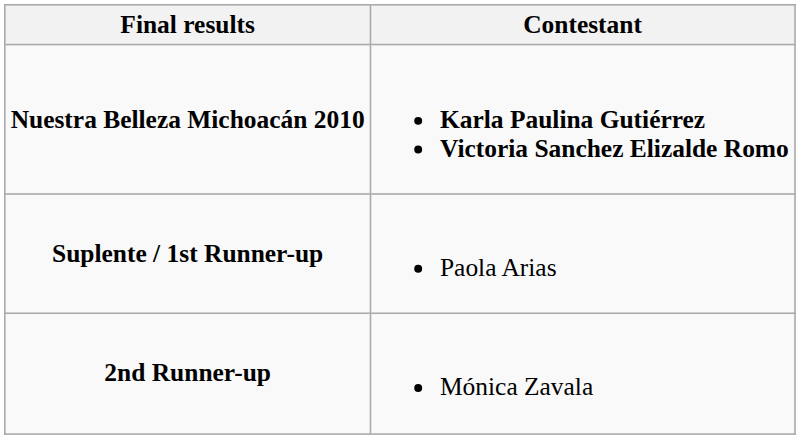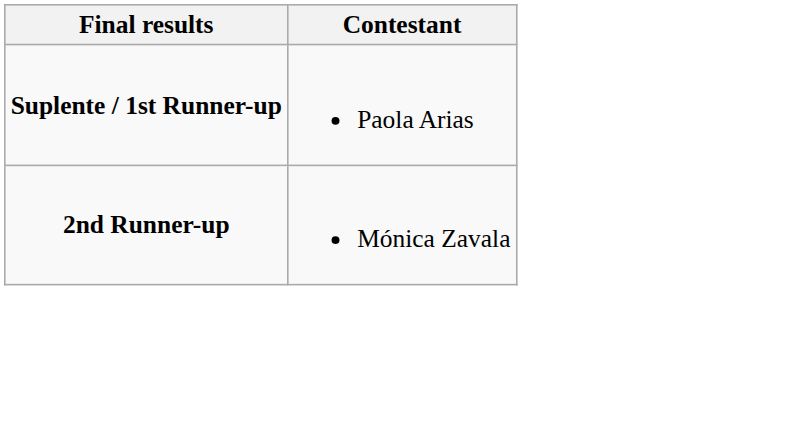- row: (188, 119)
